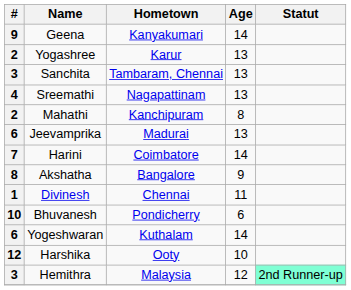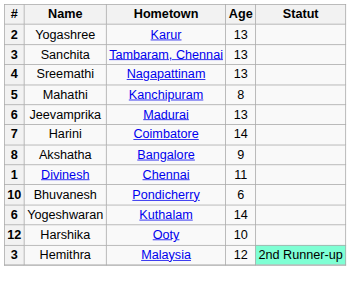- row: (65, 34)
(14, 114) 2 -> (14, 94) 5
